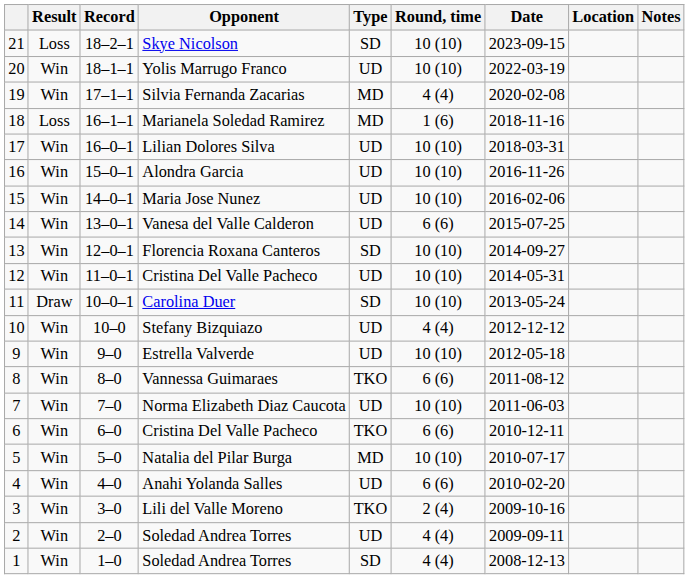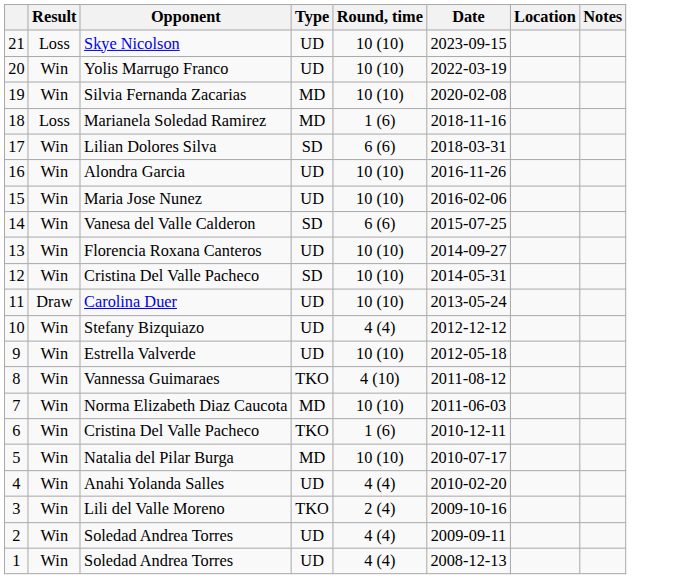- column: (109, 17)
(370, 43) SD -> (312, 43) UD
(438, 95) 4 (4) -> (380, 95) 10 (10)
(370, 146) UD -> (312, 146) SD
(438, 146) 10 (10) -> (380, 146) 6 (6)
(370, 224) UD -> (312, 224) SD
(370, 250) SD -> (312, 250) UD
(370, 276) UD -> (312, 276) SD
(370, 302) SD -> (312, 302) UD
(438, 379) 6 (6) -> (380, 379) 4 (10)
(370, 405) UD -> (312, 405) MD
(438, 431) 6 (6) -> (380, 431) 1 (6)
(438, 483) 6 (6) -> (380, 483) 4 (4)
(370, 560) SD -> (312, 560) UD
